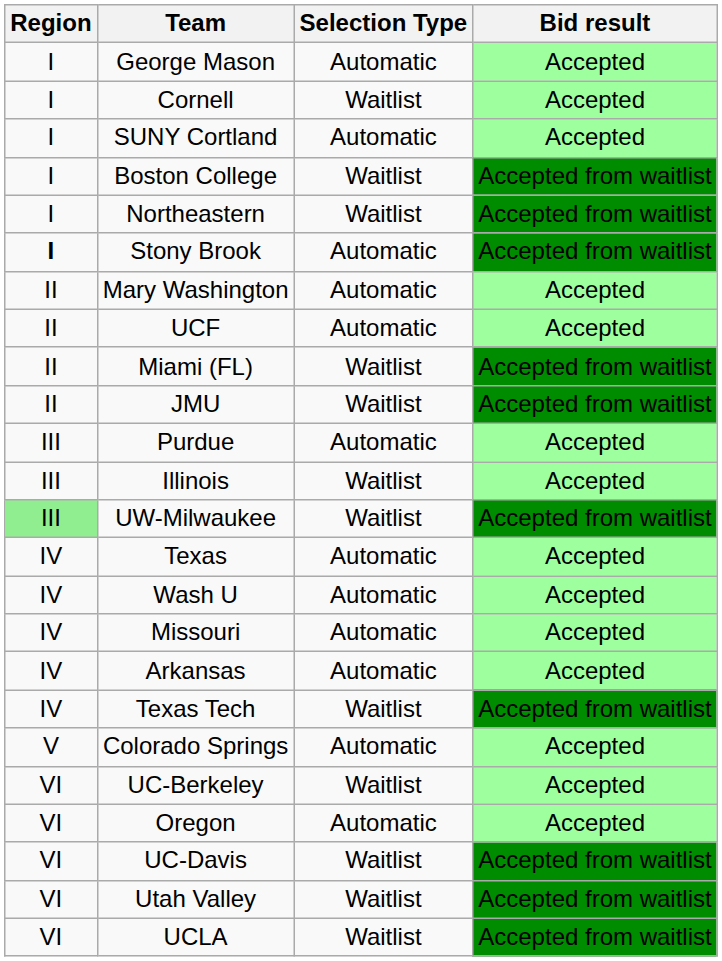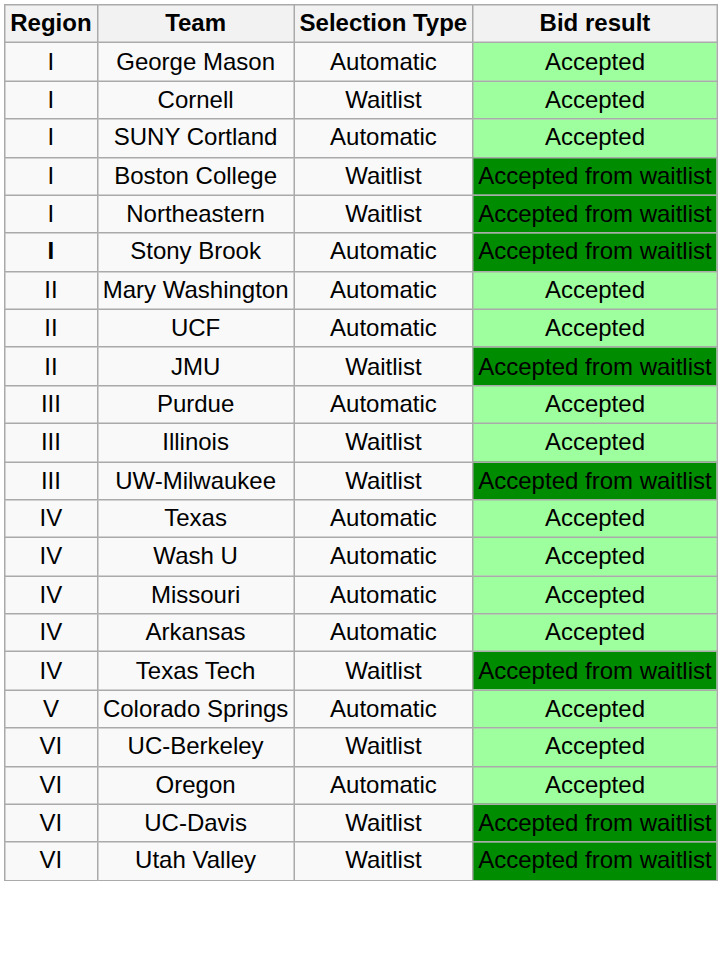- row: (196, 366)
(51, 518) lightgreen background -> (51, 480) no background
- row: (196, 937)
